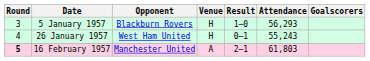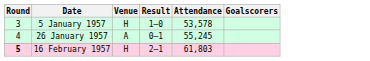- column: (155, 11)
(283, 24) 56,293 -> (198, 24) 53,578
(211, 37) H -> (126, 37) A
(283, 37) 55,243 -> (198, 37) 55,245
(211, 50) A -> (126, 50) H
